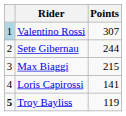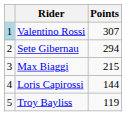(111, 49) 244 -> (111, 49) 294
(111, 84) 141 -> (111, 84) 144
(10, 102) bold -> (10, 102) normal
